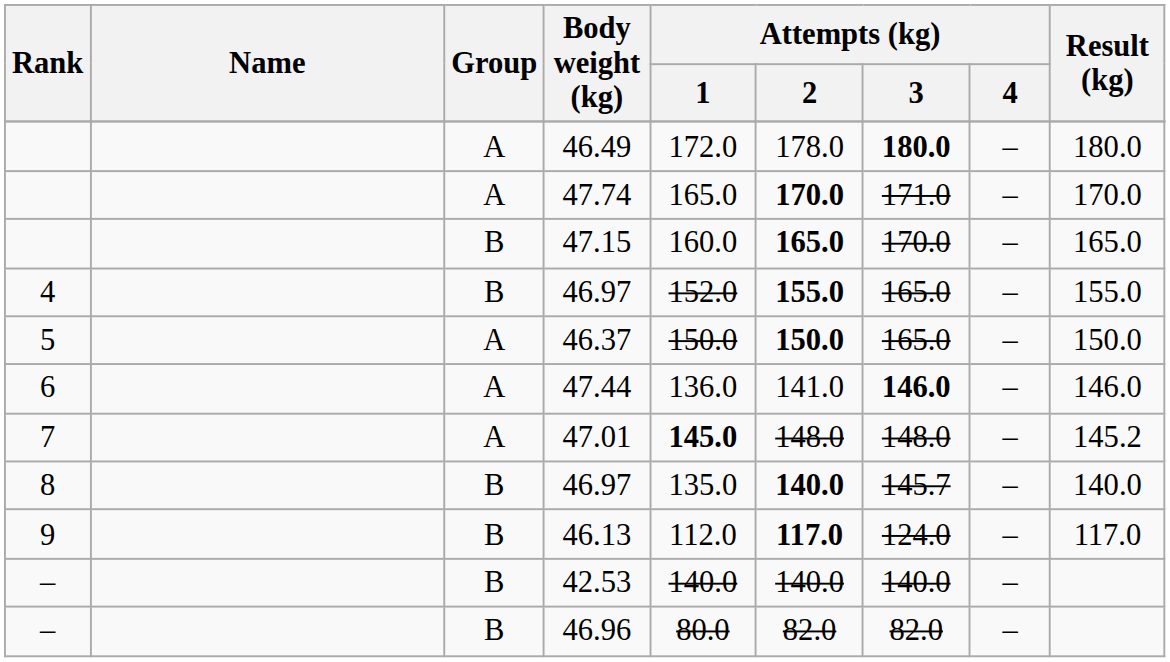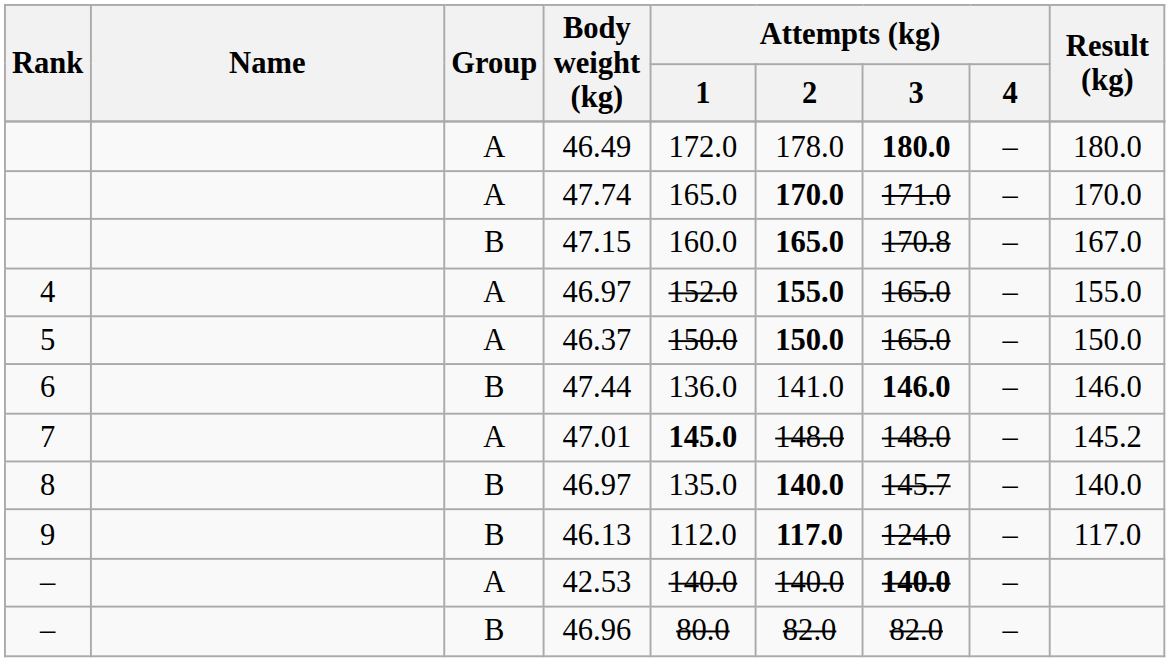(916, 242) 170.0 -> (916, 242) 170.8
(1107, 242) 165.0 -> (1107, 242) 167.0
(494, 291) B -> (494, 291) A
(494, 388) A -> (494, 388) B
(494, 582) B -> (494, 582) A
(916, 582) normal -> (916, 582) bold
